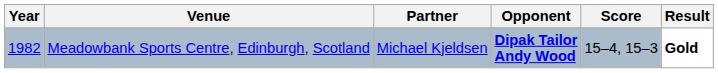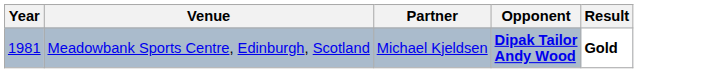- column: (621, 17)
(24, 48) 1982 -> (24, 48) 1981
